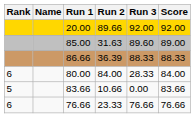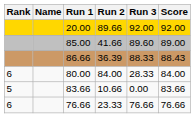(110, 43) 31.63 -> (110, 43) 41.66
(173, 58) 88.33 -> (173, 58) 88.43
